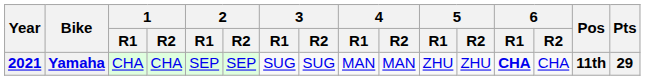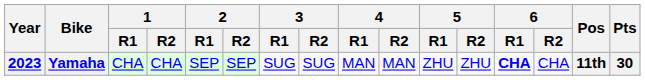(25, 64) 2021 -> (25, 64) 2023
(625, 64) 29 -> (625, 64) 30
